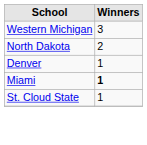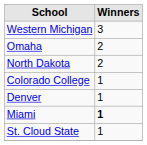+ row: (24, 47)
+ row: (48, 81)
